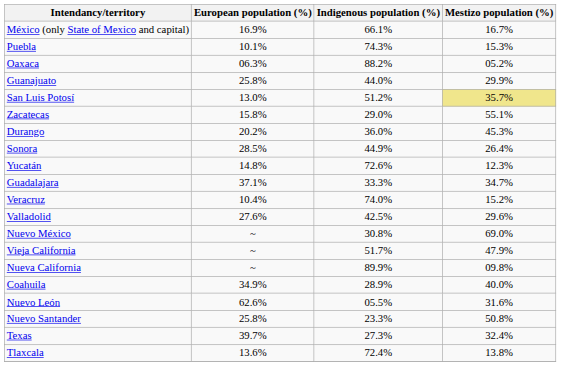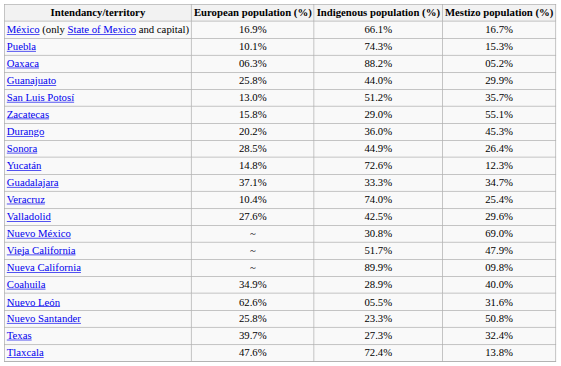(499, 98) khaki background -> (499, 98) no background
(499, 200) 15.2% -> (499, 200) 25.4%
(253, 353) 13.6% -> (253, 353) 47.6%
